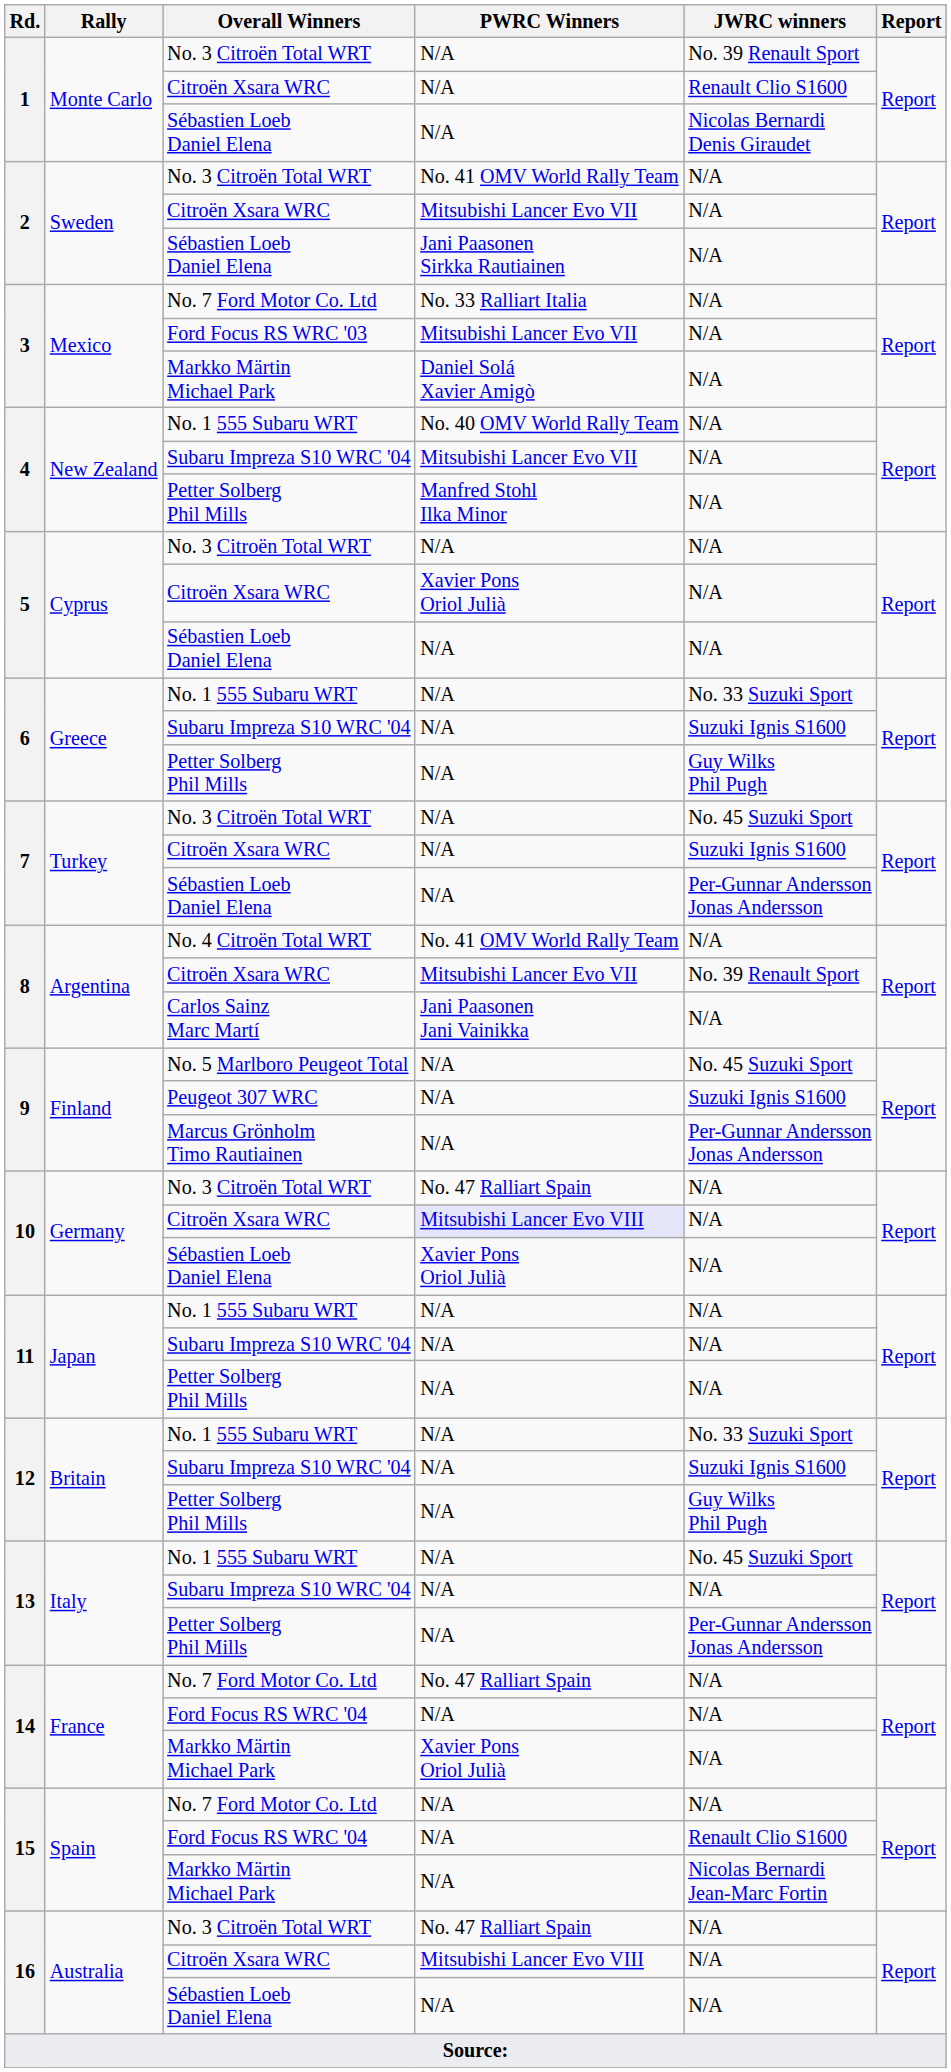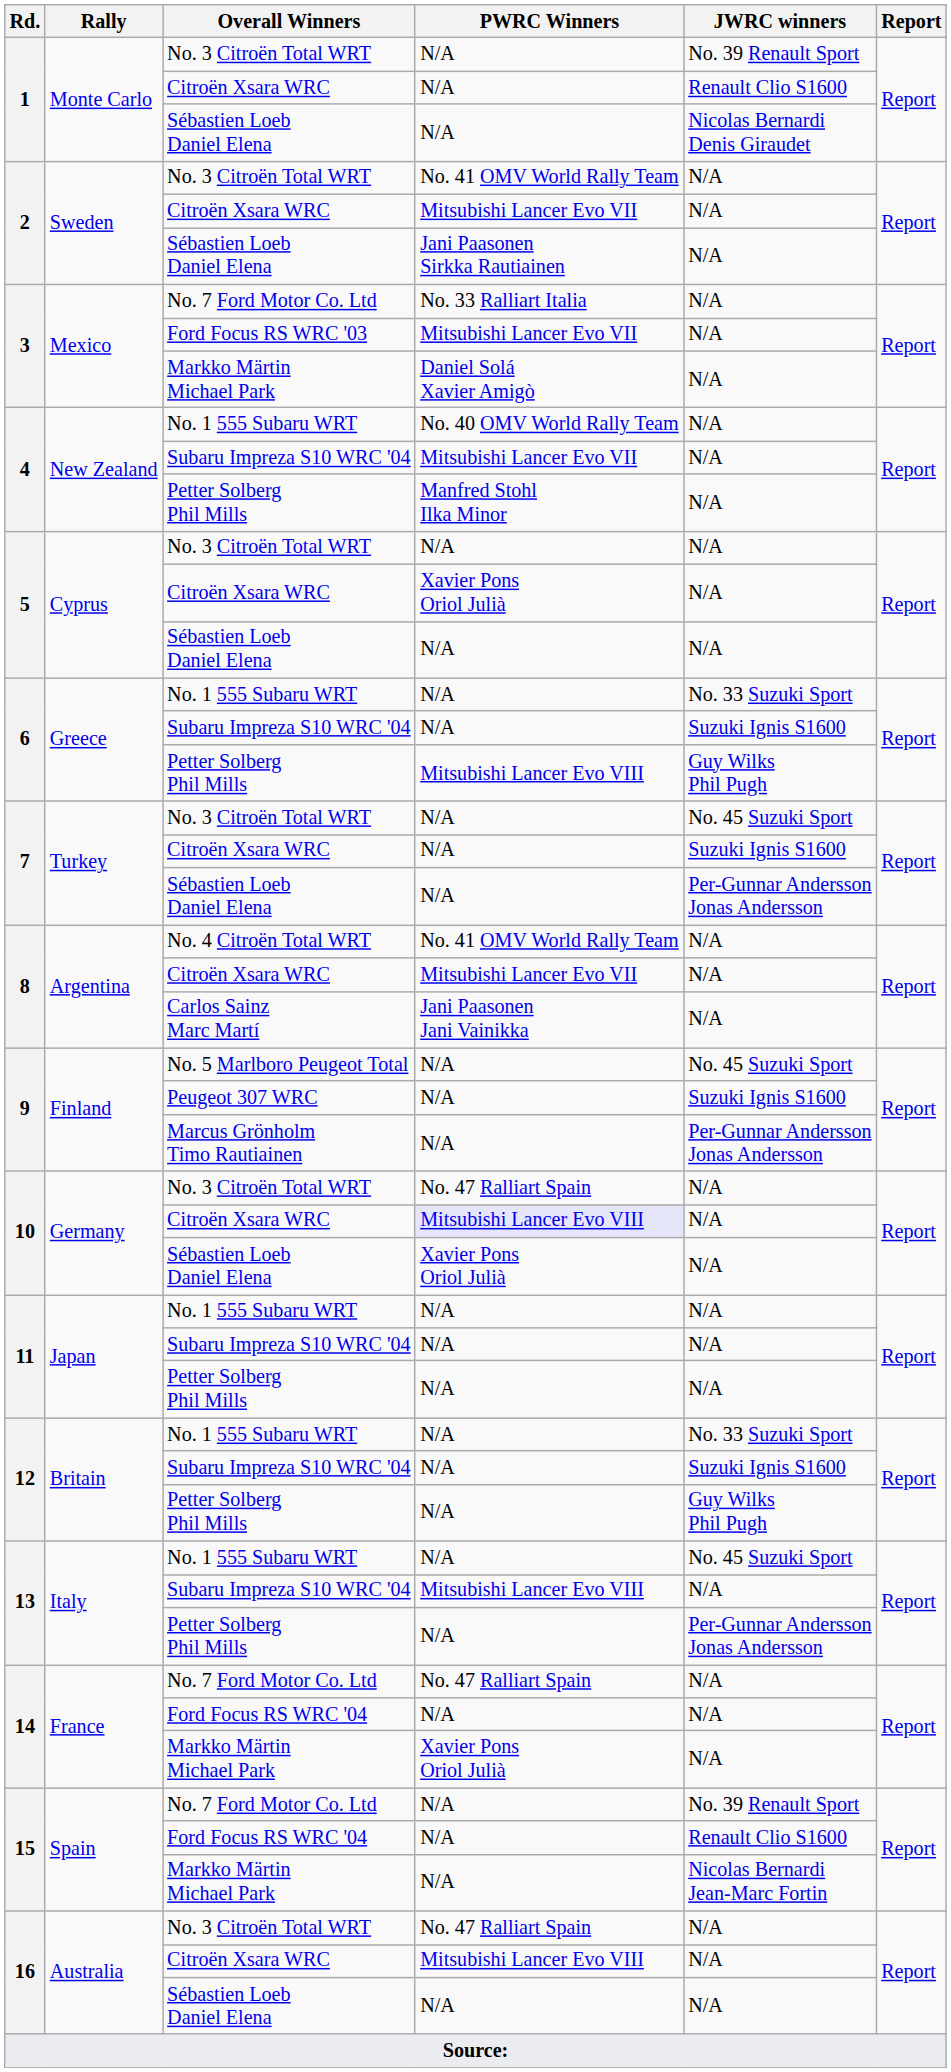(438, 772) N/A -> (532, 772) Mitsubishi Lancer Evo VIII
(774, 973) No. 39 Renault Sport -> (706, 973) N/A
(438, 1590) N/A -> (532, 1590) Mitsubishi Lancer Evo VIII
(706, 1803) N/A -> (774, 1803) No. 39 Renault Sport
